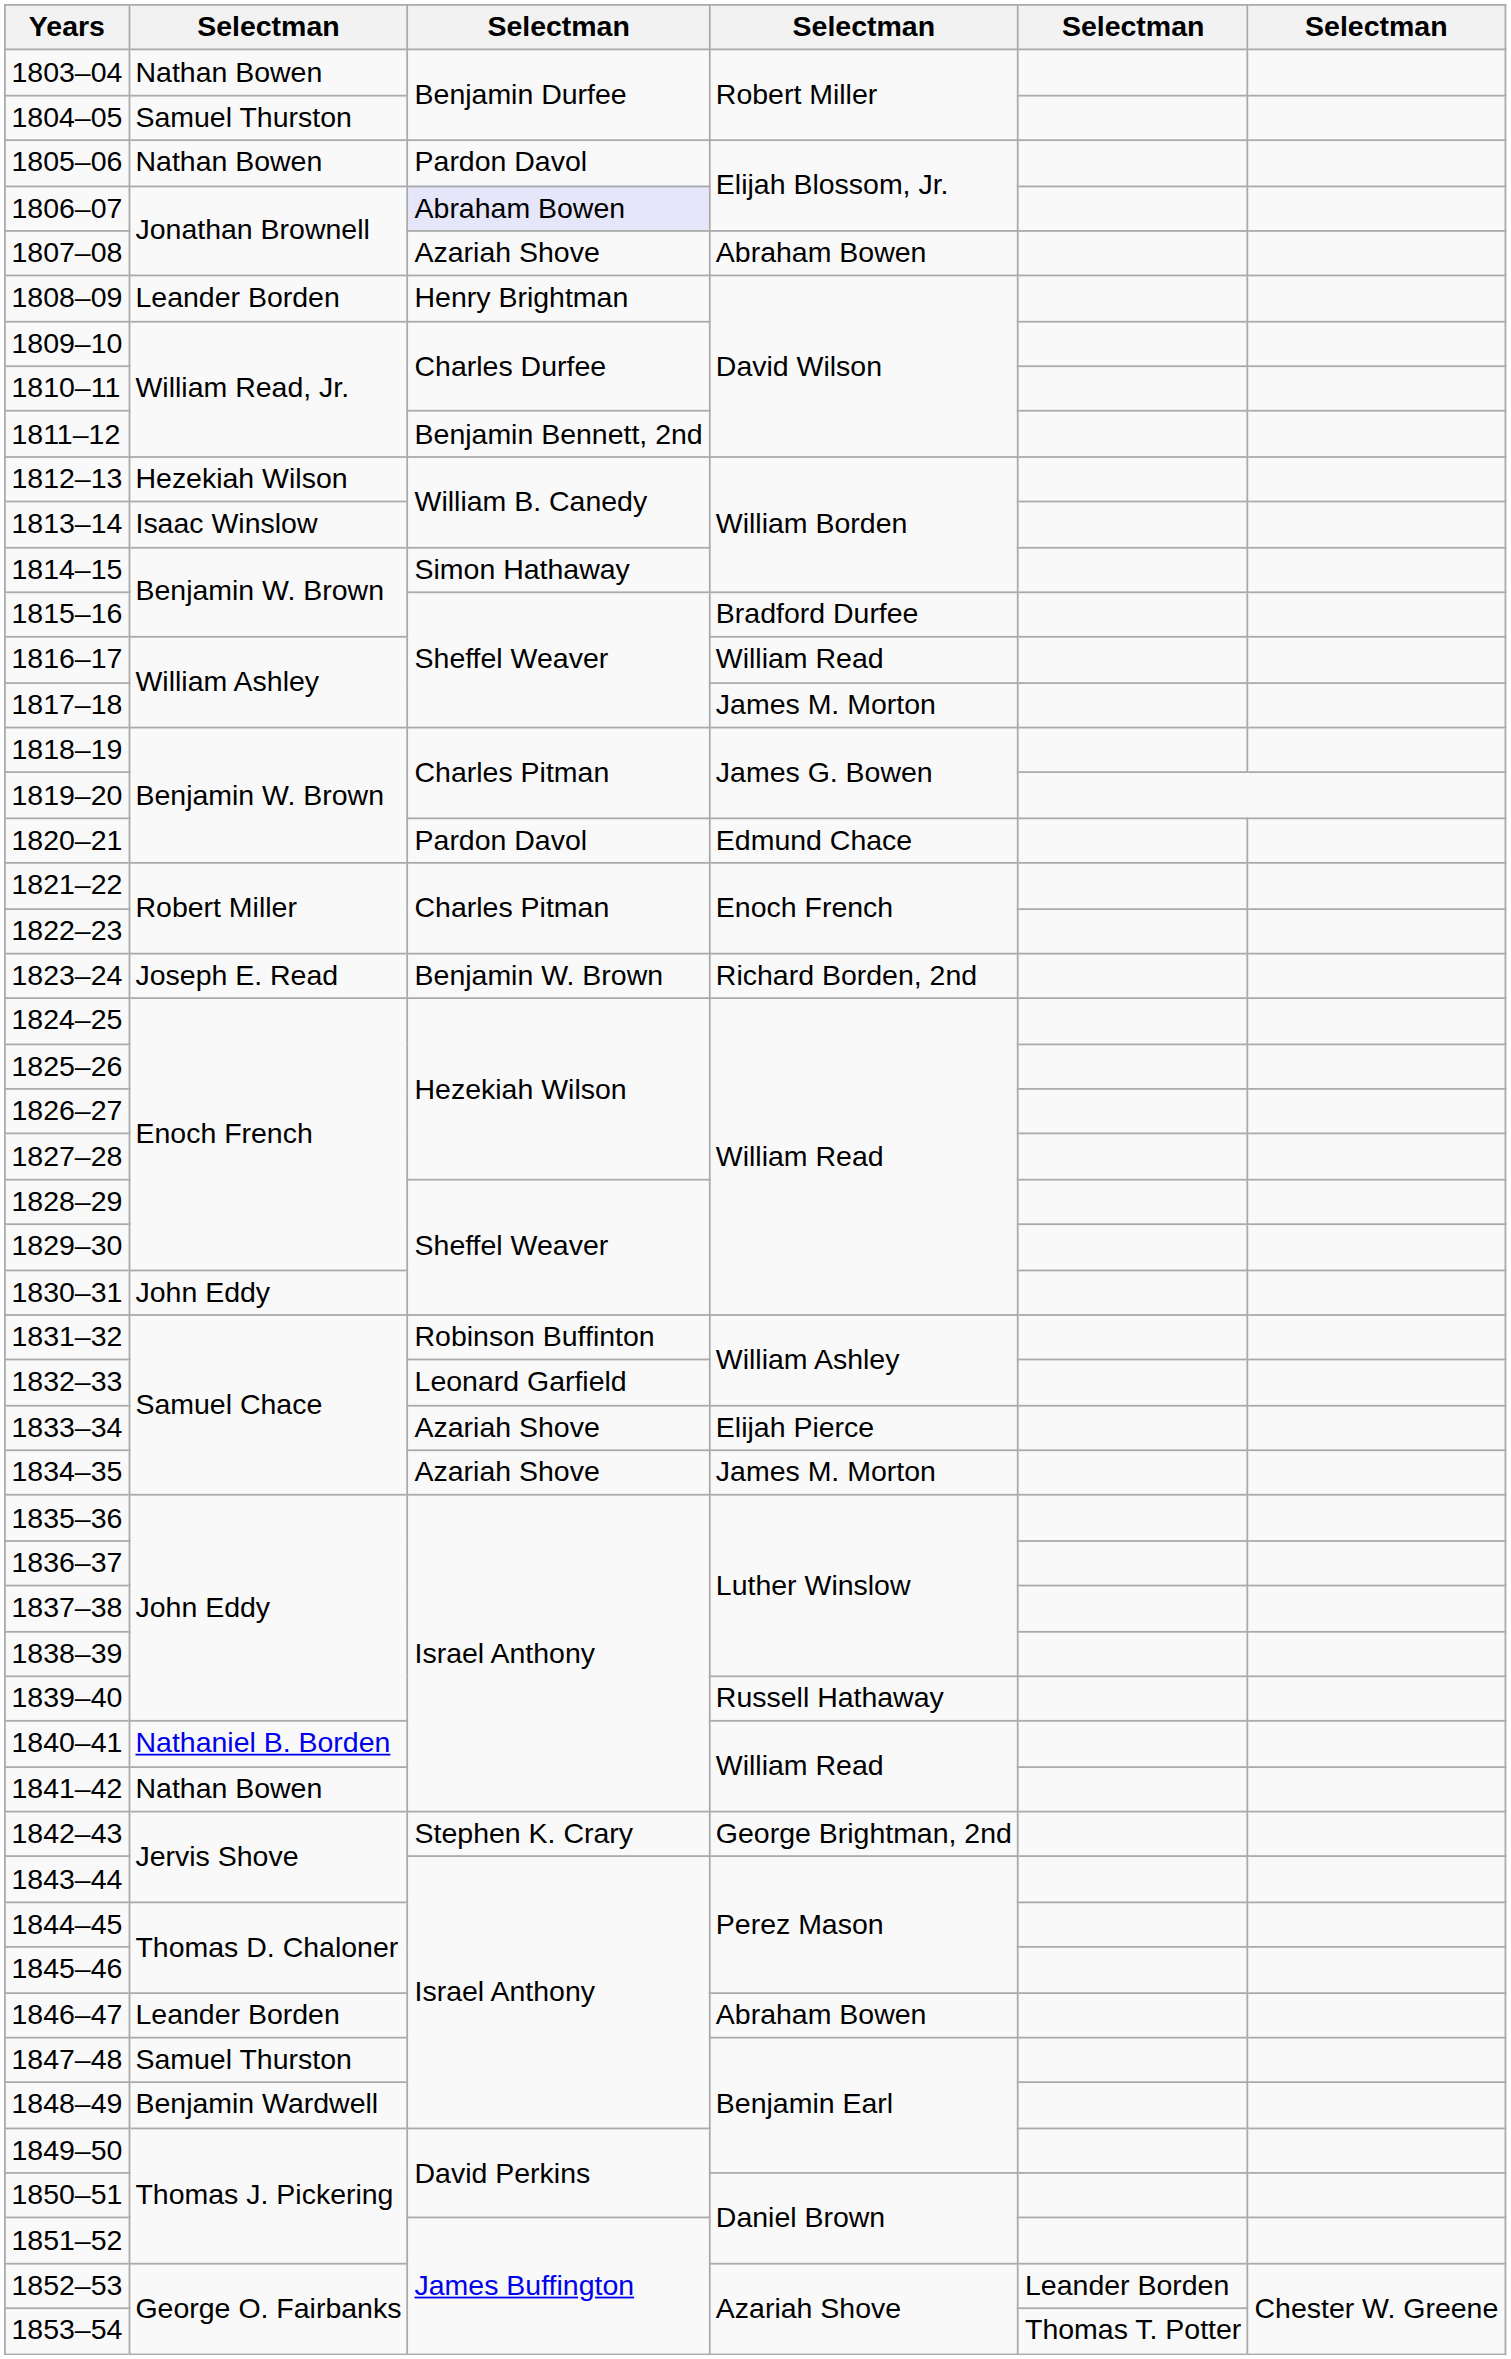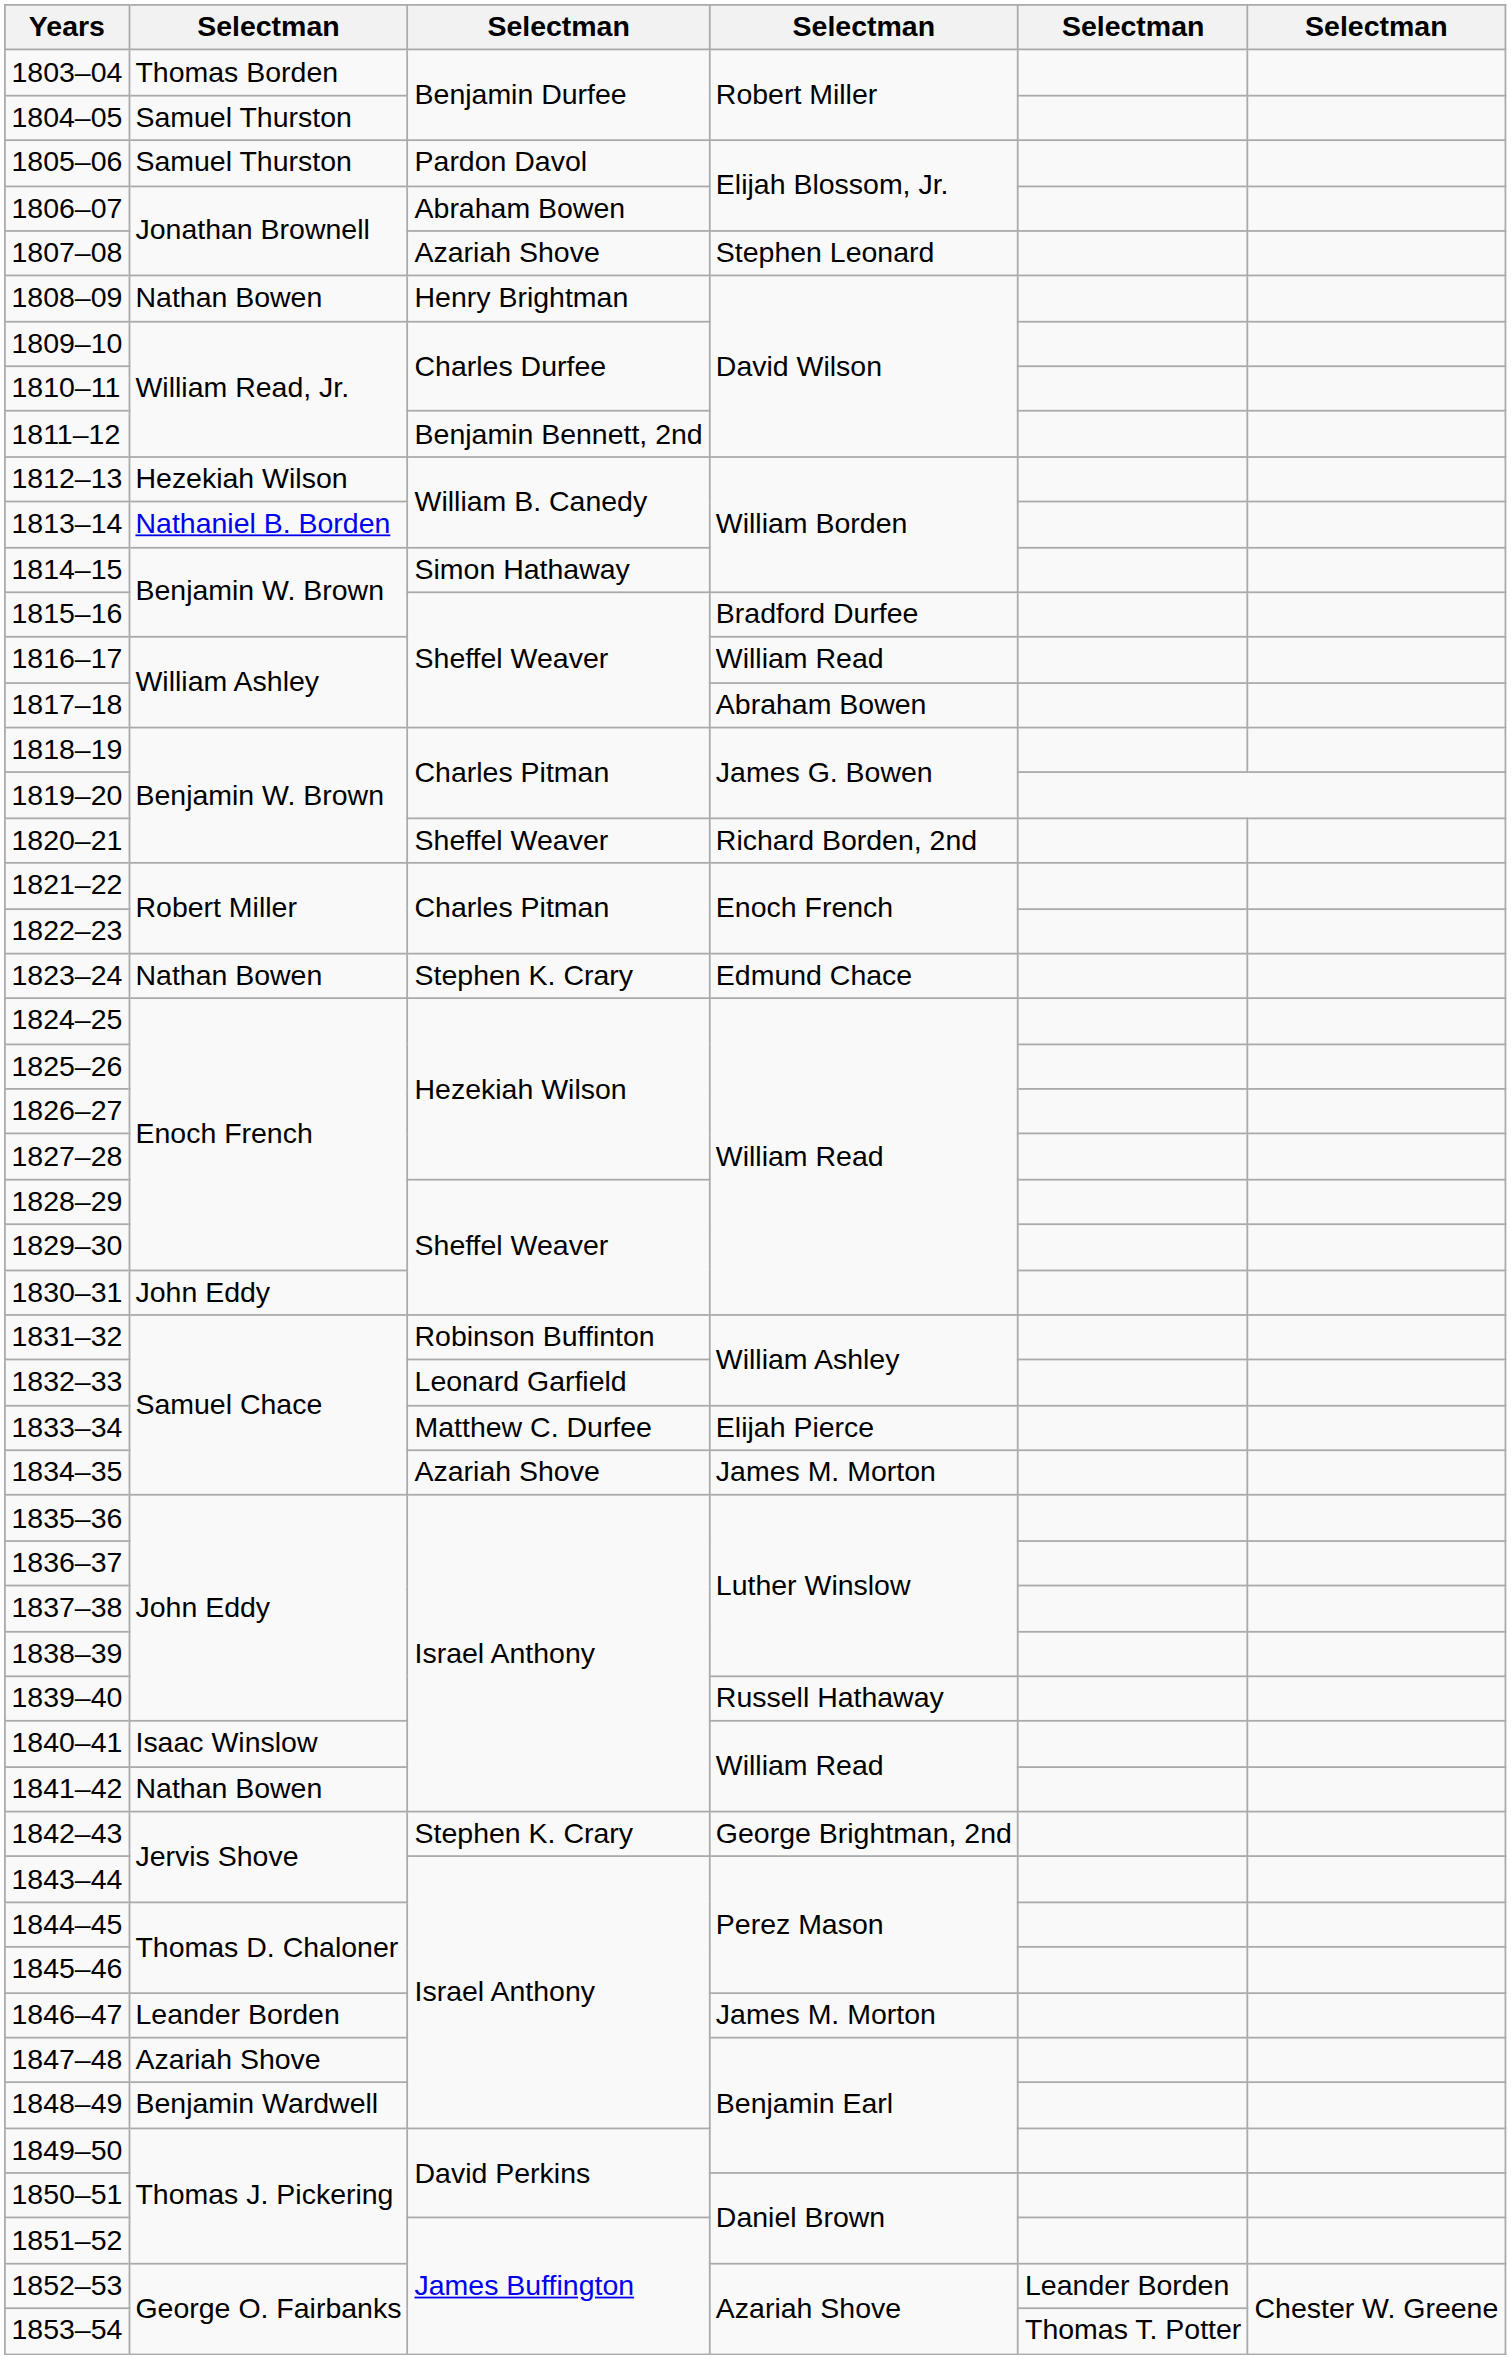(229, 72) Nathan Bowen -> (237, 72) Thomas Borden
(229, 162) Nathan Bowen -> (244, 162) Samuel Thurston
(520, 207) lavender background -> (520, 207) no background
(821, 252) Abraham Bowen -> (825, 252) Stephen Leonard
(238, 298) Leander Borden -> (229, 298) Nathan Bowen
(226, 523) Isaac Winslow -> (263, 523) Nathaniel B. Borden
(826, 704) James M. Morton -> (821, 704) Abraham Bowen
(501, 840) Pardon Davol -> (511, 840) Sheffel Weaver
(814, 840) Edmund Chace -> (846, 840) Richard Borden, 2nd
(237, 975) Joseph E. Read -> (229, 975) Nathan Bowen
(539, 975) Benjamin W. Brown -> (524, 975) Stephen K. Crary
(846, 975) Richard Borden, 2nd -> (814, 975) Edmund Chace
(507, 1427) Azariah Shove -> (533, 1427) Matthew C. Durfee
(263, 1743) Nathaniel B. Borden -> (226, 1743) Isaac Winslow
(821, 2014) Abraham Bowen -> (826, 2014) James M. Morton
(244, 2059) Samuel Thurston -> (228, 2059) Azariah Shove
